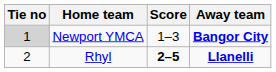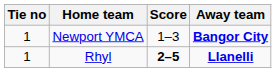(27, 36) lightgrey background -> (27, 36) no background
(27, 57) 2 -> (27, 57) 1
